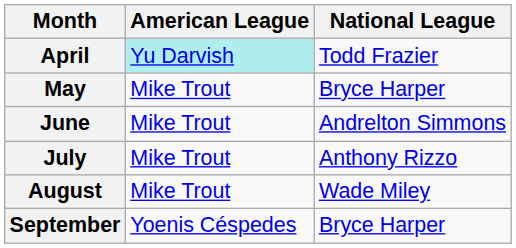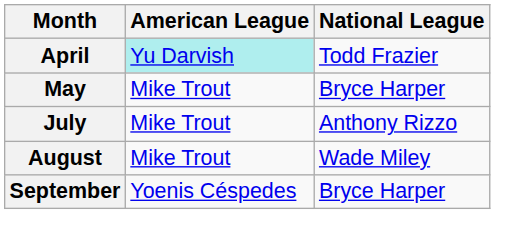- row: (65, 123)
